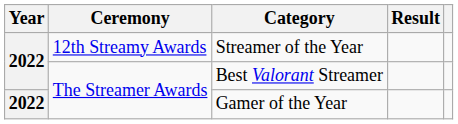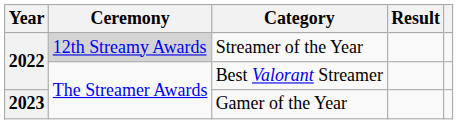(130, 47) no background -> (130, 47) lightgrey background
(27, 103) 2022 -> (27, 103) 2023
